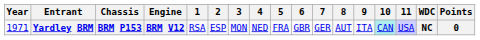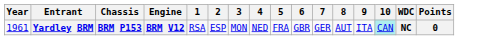- column: (406, 12)
(18, 27) 1971 -> (18, 27) 1961
